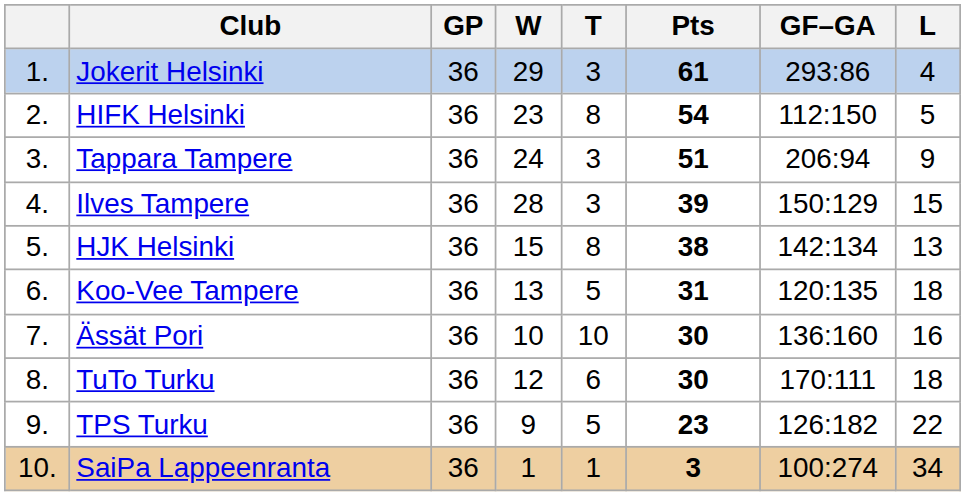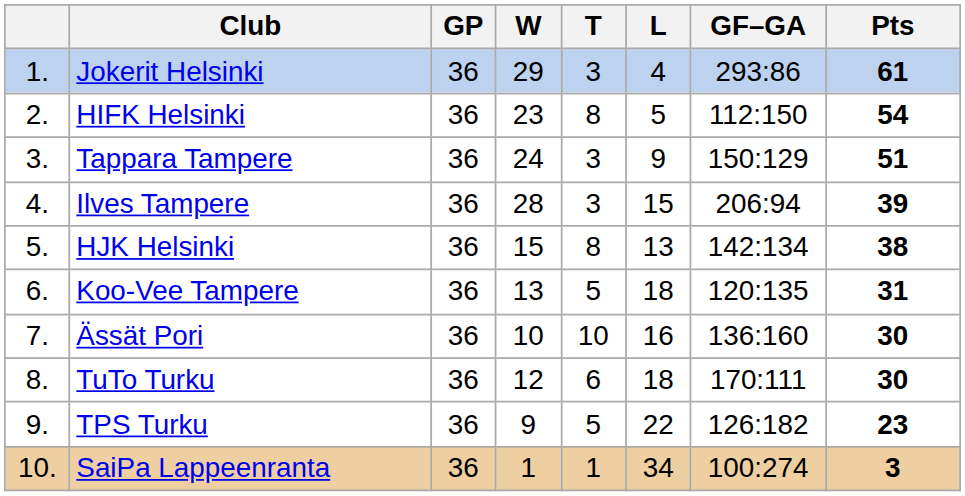columns swapped: (928, 26) <-> (693, 26)
(828, 159) 206:94 -> (758, 159) 150:129
(828, 203) 150:129 -> (758, 203) 206:94
